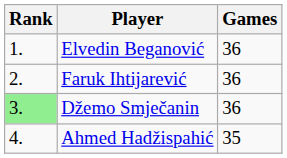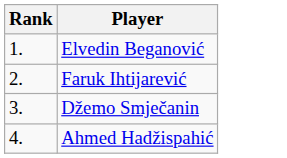- column: (250, 19)
(16, 108) lightgreen background -> (16, 108) no background
